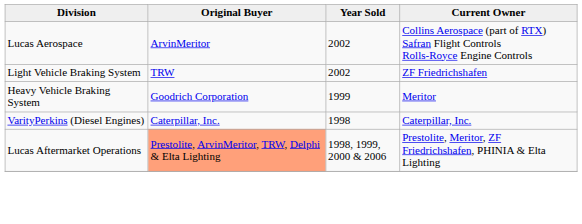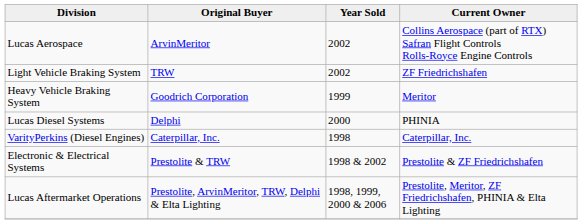+ row: (56, 120)
+ row: (58, 161)
(235, 150) lightsalmon background -> (235, 197) no background
